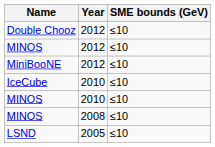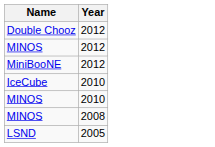- column: (159, 13)
